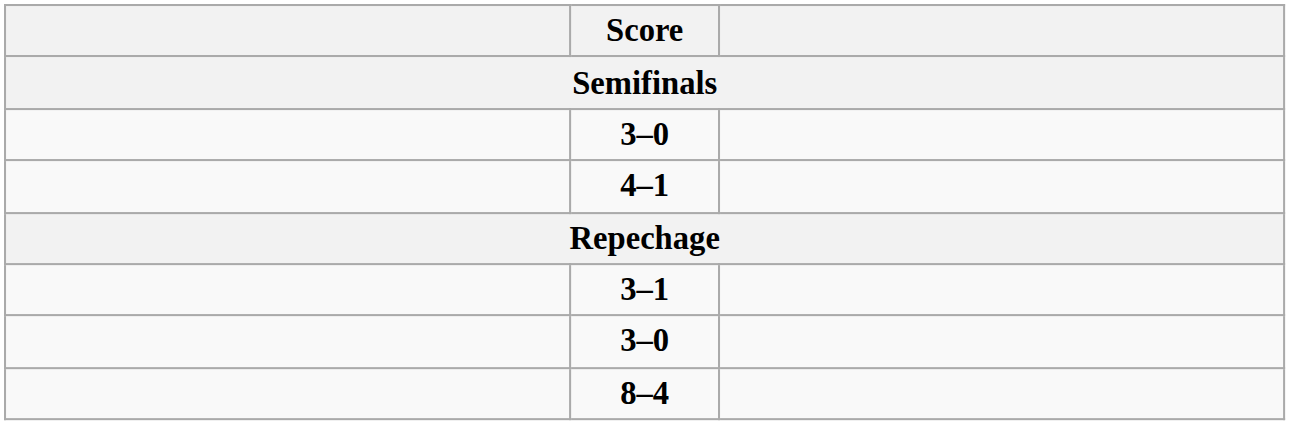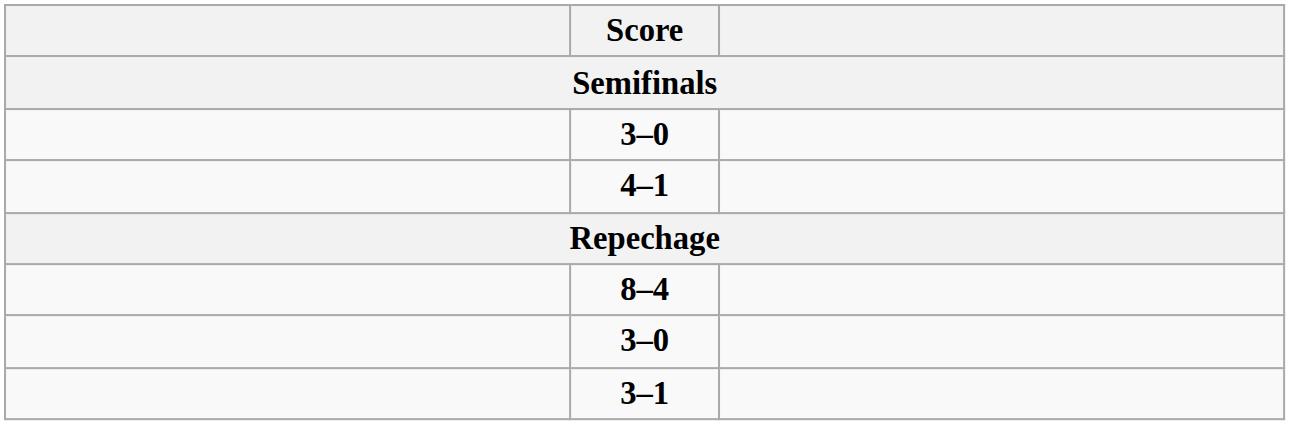rows swapped: (288, 290) <-> (288, 393)
